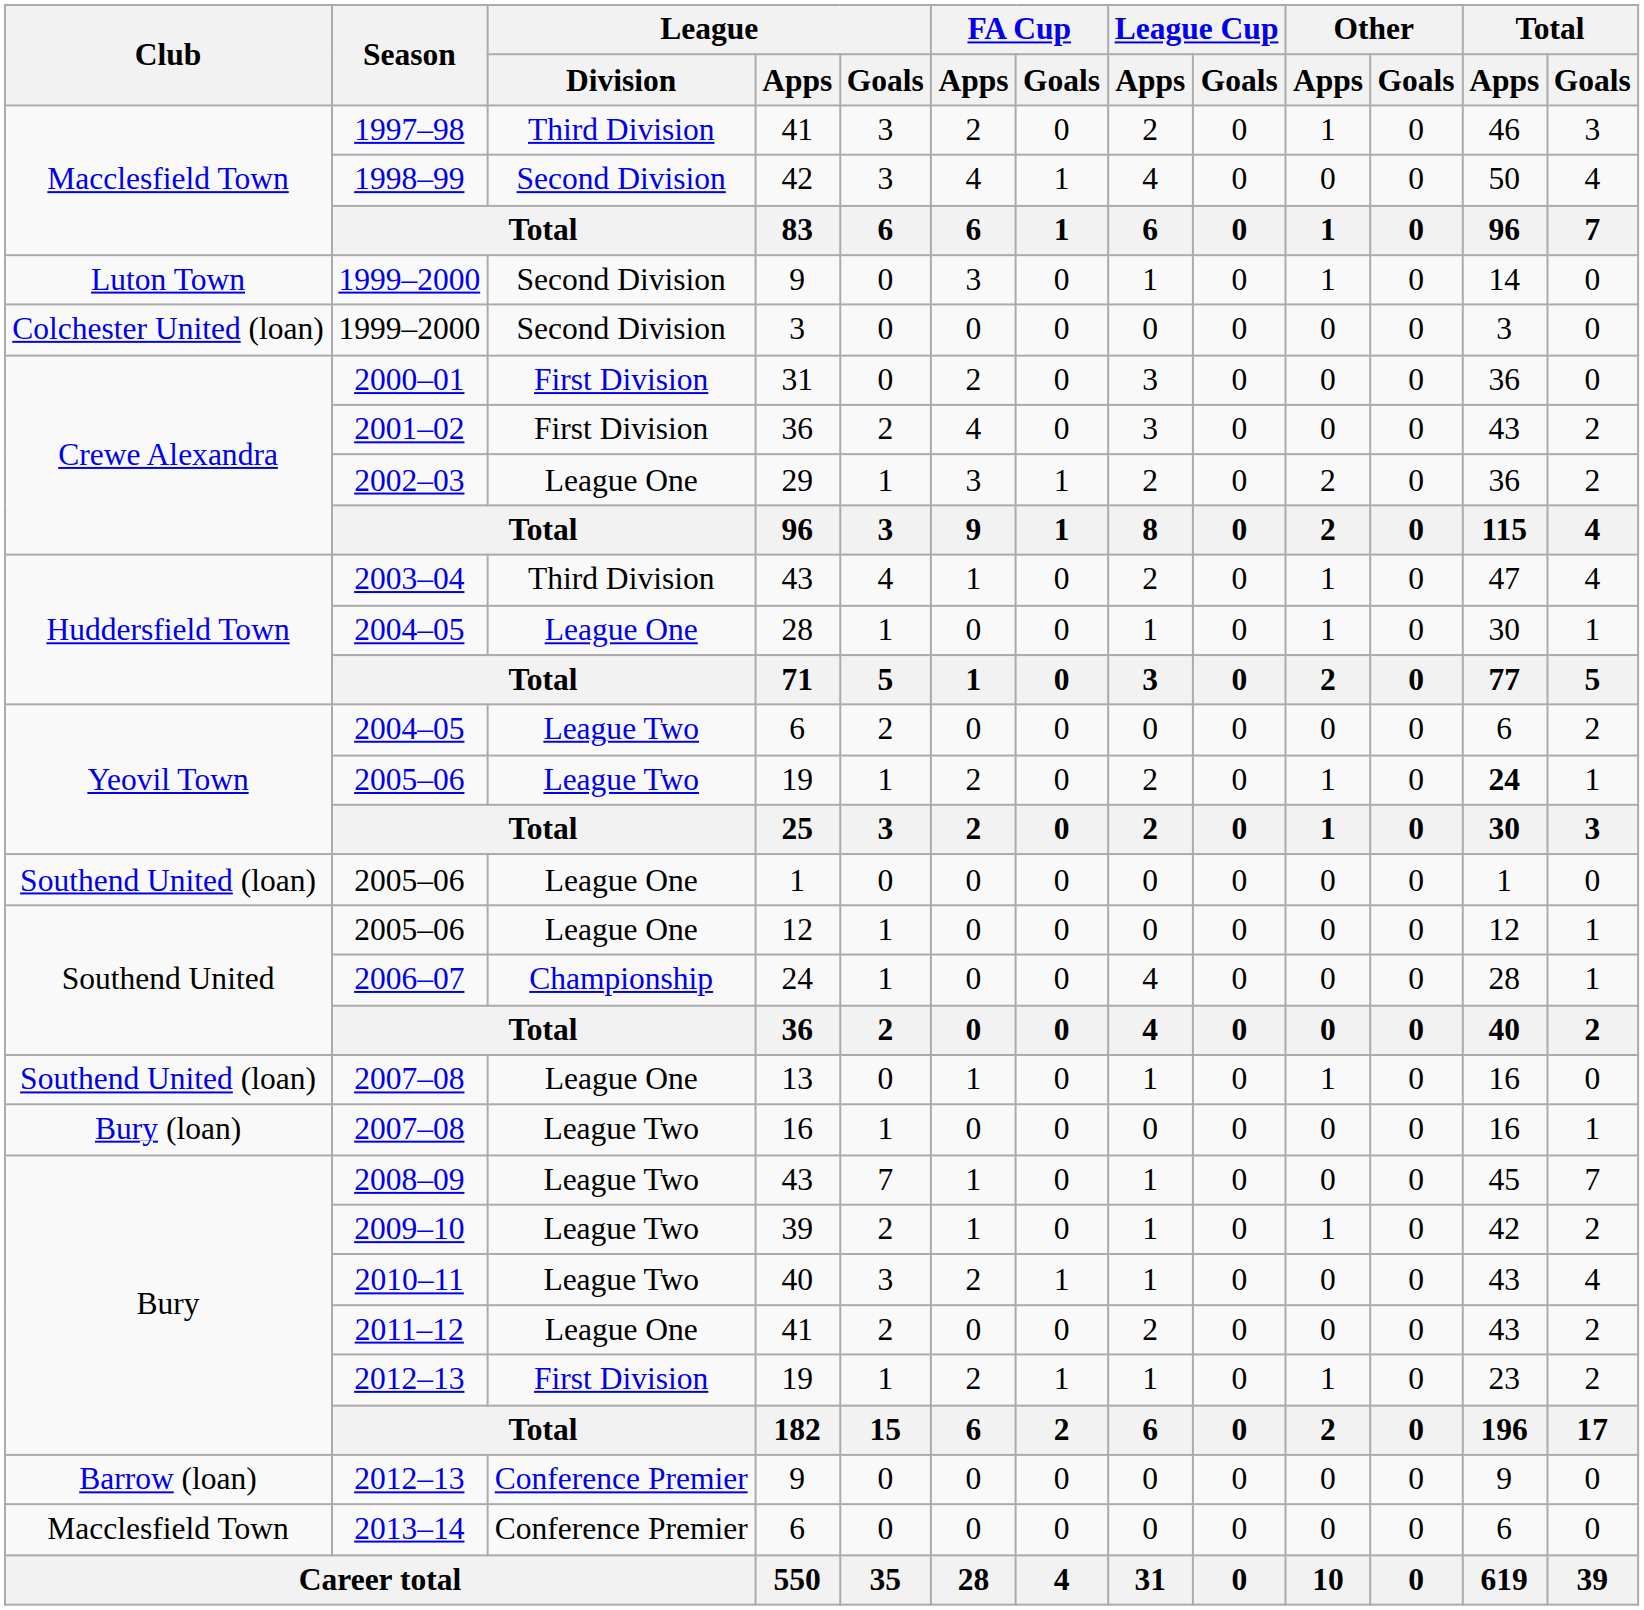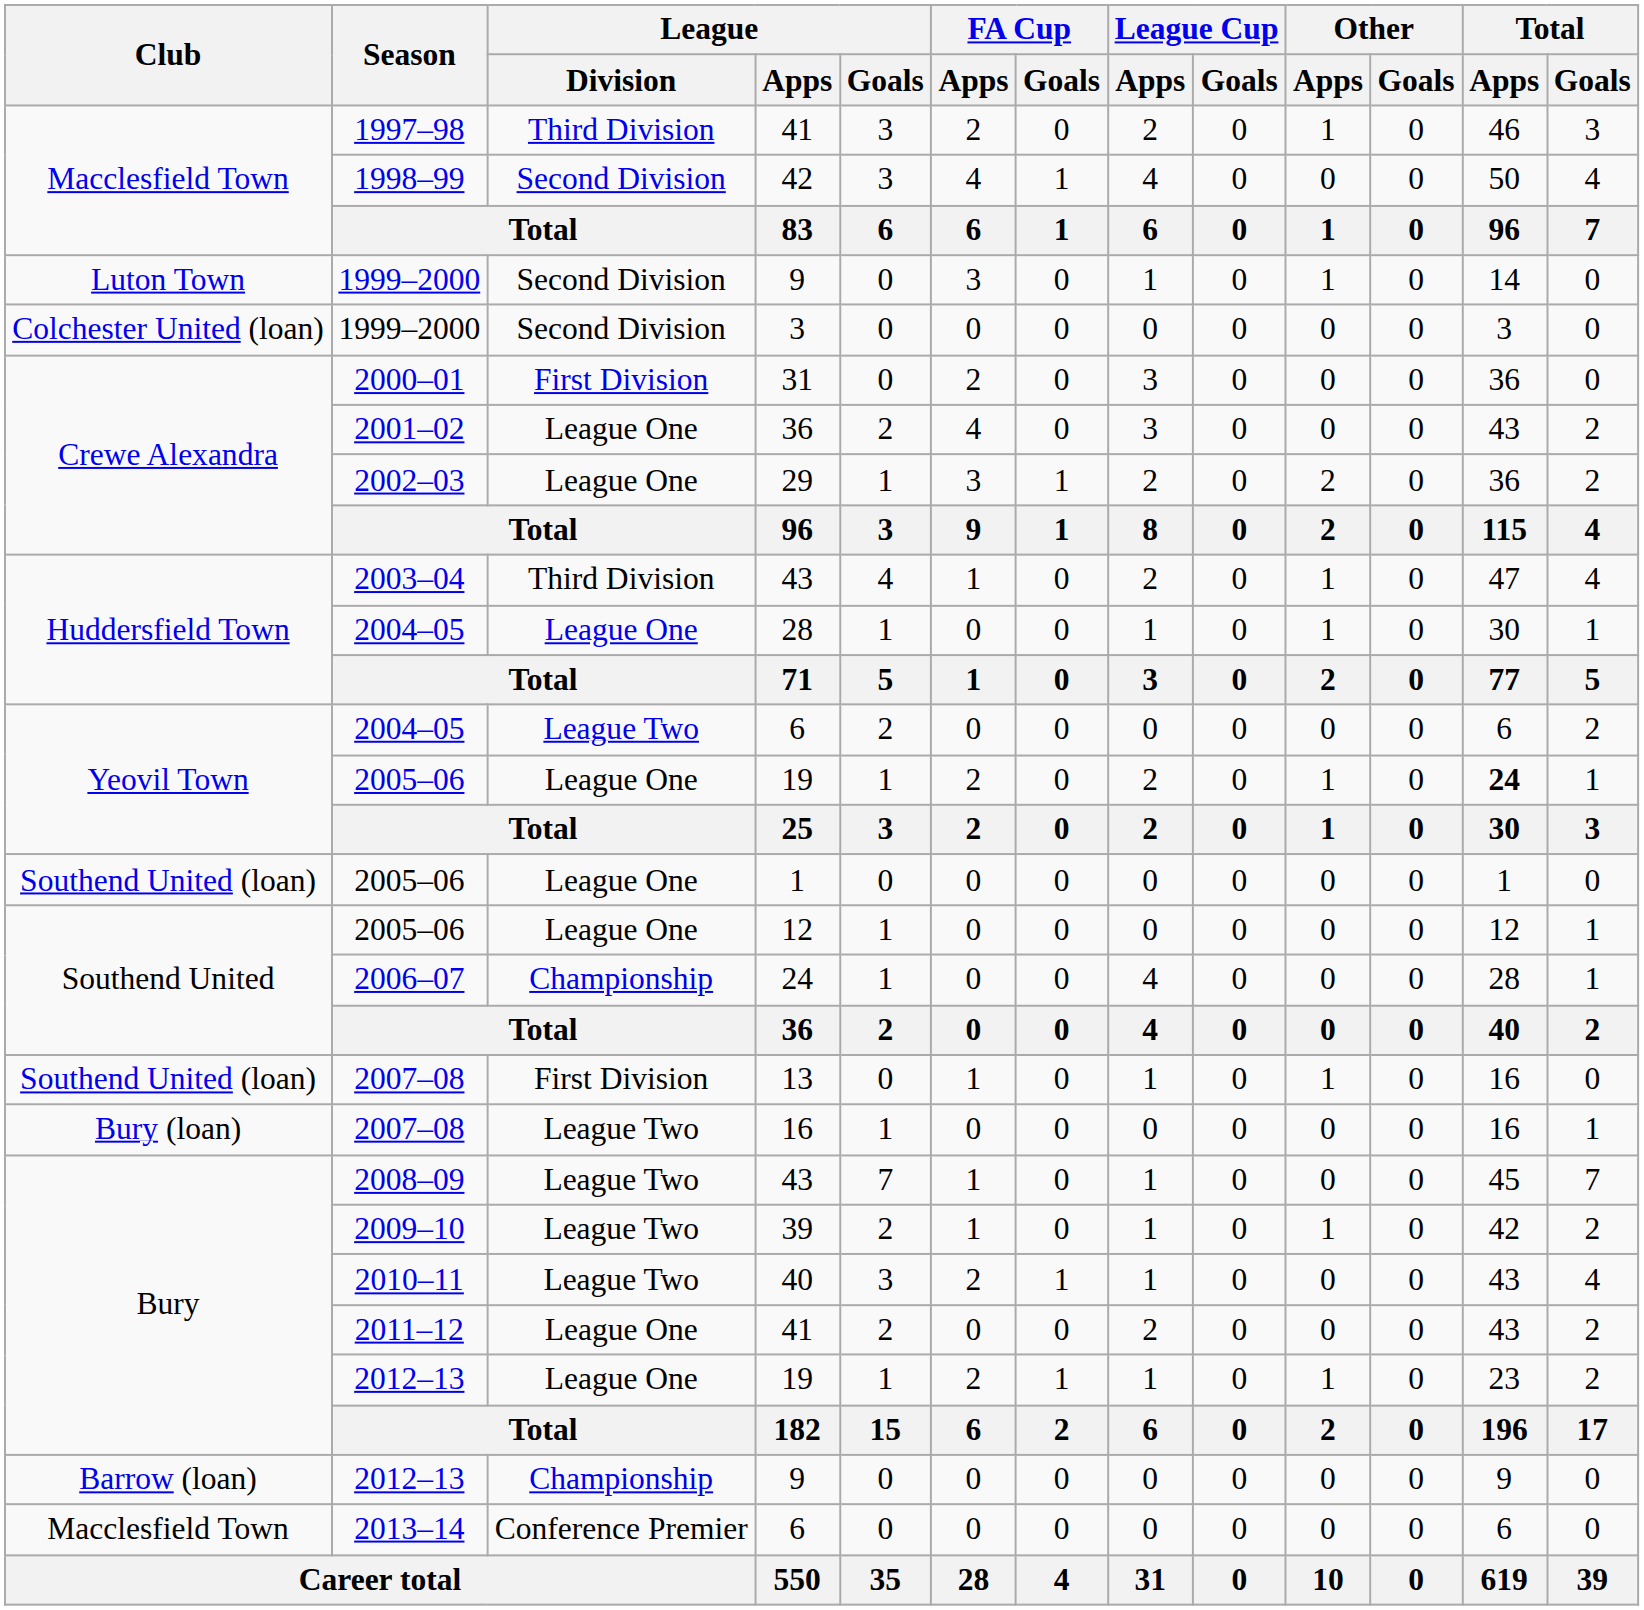(621, 429) First Division -> (621, 429) League One
(621, 779) League Two -> (621, 779) League One
(621, 1079) League One -> (621, 1079) First Division
(621, 1379) First Division -> (621, 1379) League One
(621, 1479) Conference Premier -> (621, 1479) Championship
